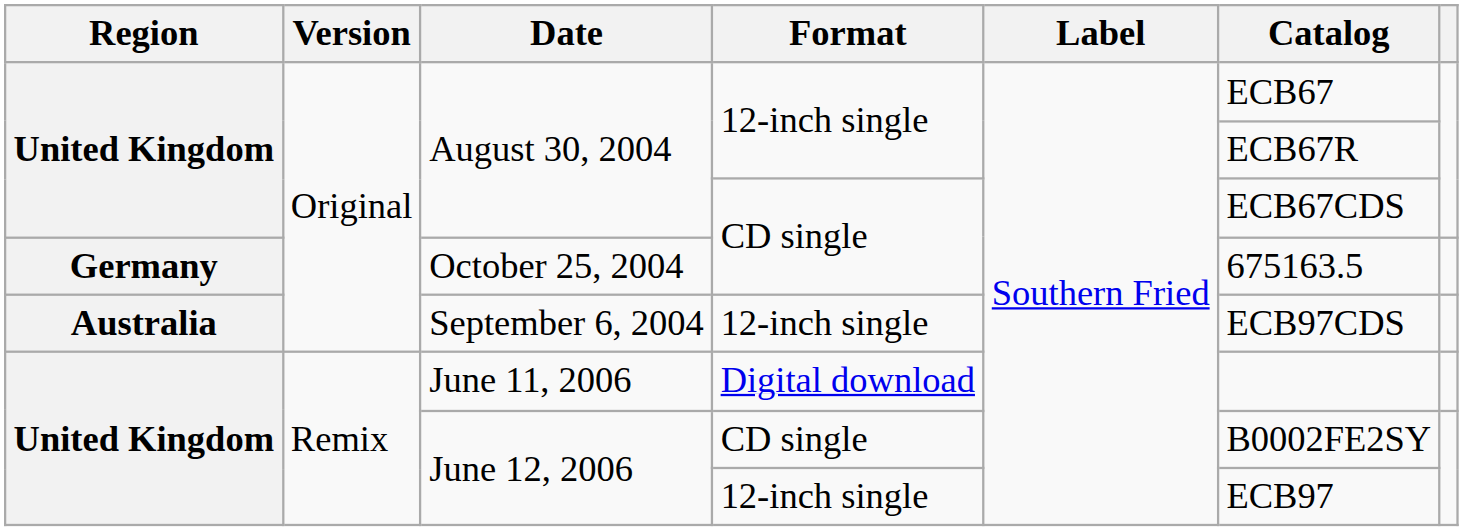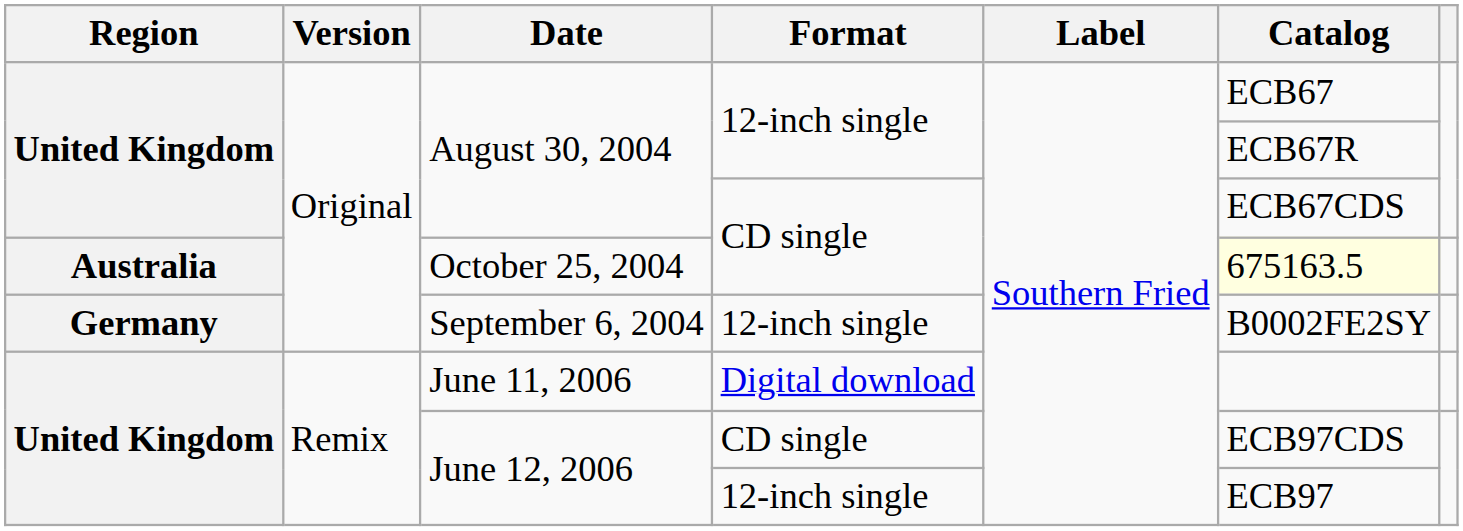(144, 264) Germany -> (144, 264) Australia
(1295, 264) no background -> (1295, 264) lightyellow background
(144, 322) Australia -> (144, 322) Germany
(1316, 322) ECB97CDS -> (1329, 322) B0002FE2SY
(1329, 438) B0002FE2SY -> (1316, 438) ECB97CDS
